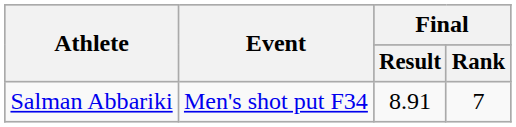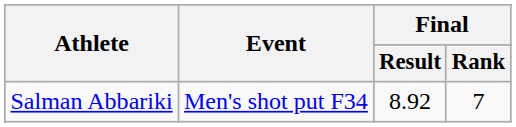(410, 101) 8.91 -> (410, 101) 8.92
